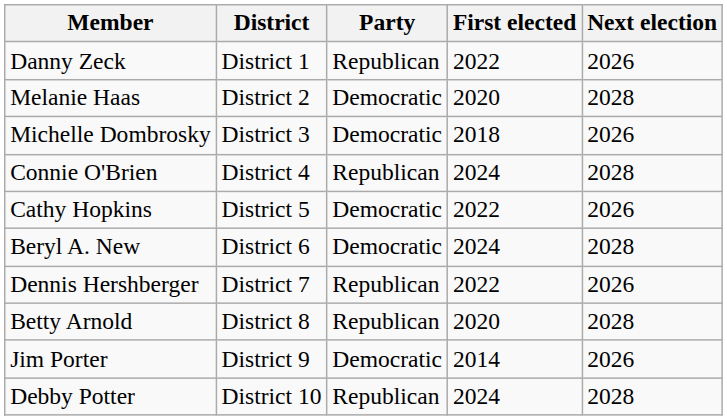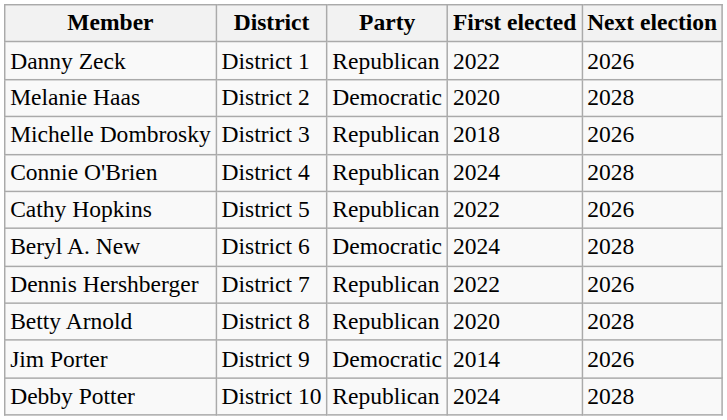(387, 135) Democratic -> (386, 135) Republican
(387, 209) Democratic -> (386, 209) Republican
